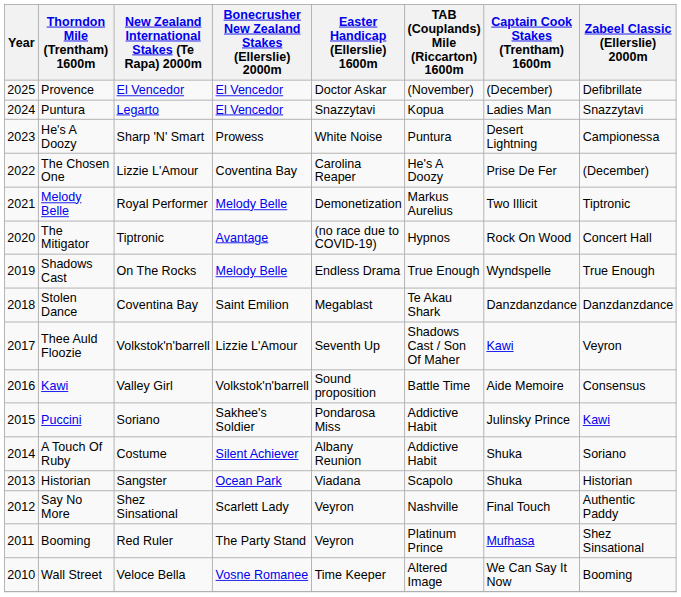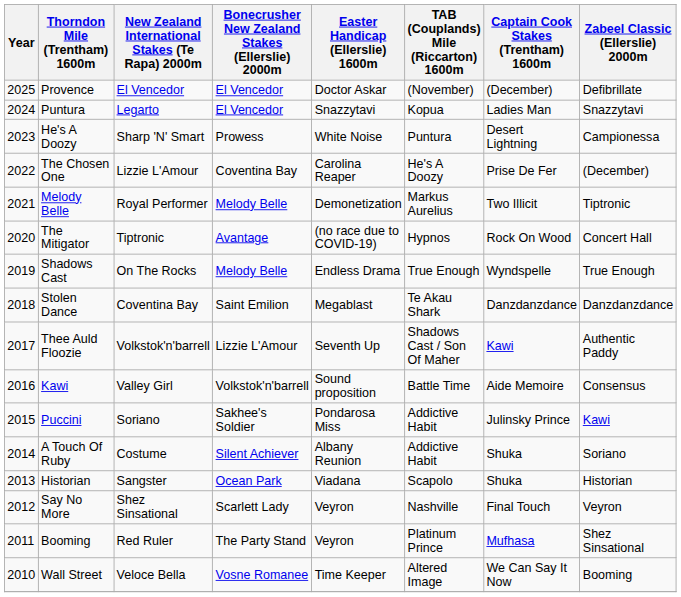(602, 346) Veyron -> (609, 346) Authentic Paddy
(609, 508) Authentic Paddy -> (602, 508) Veyron
